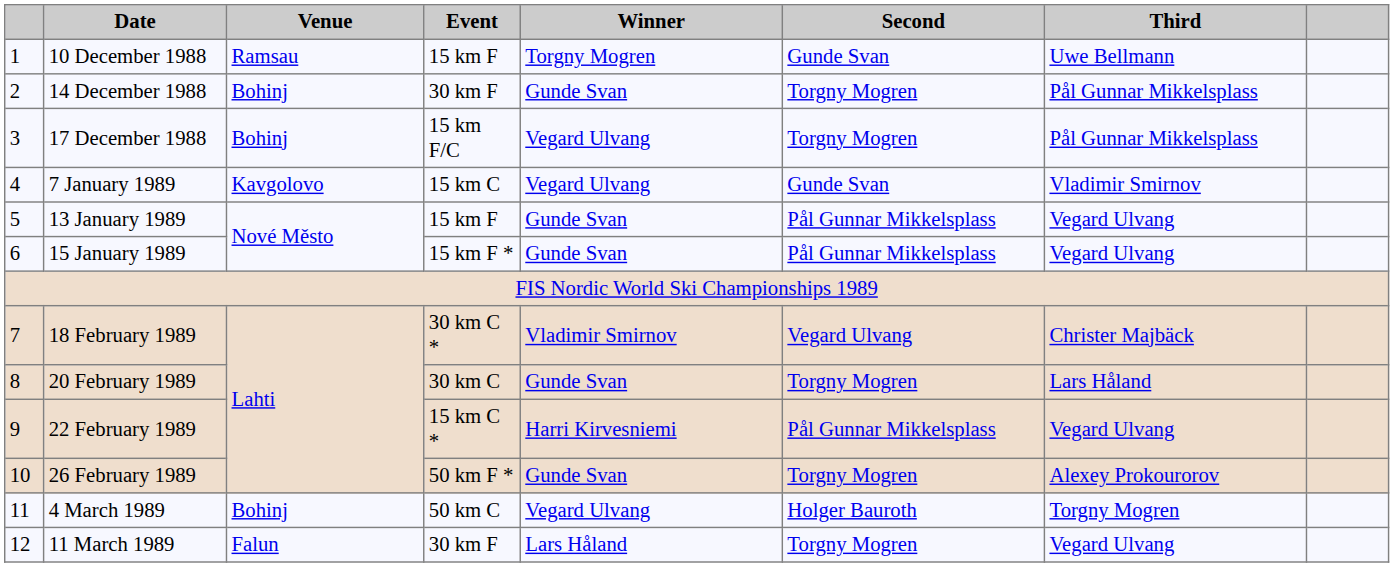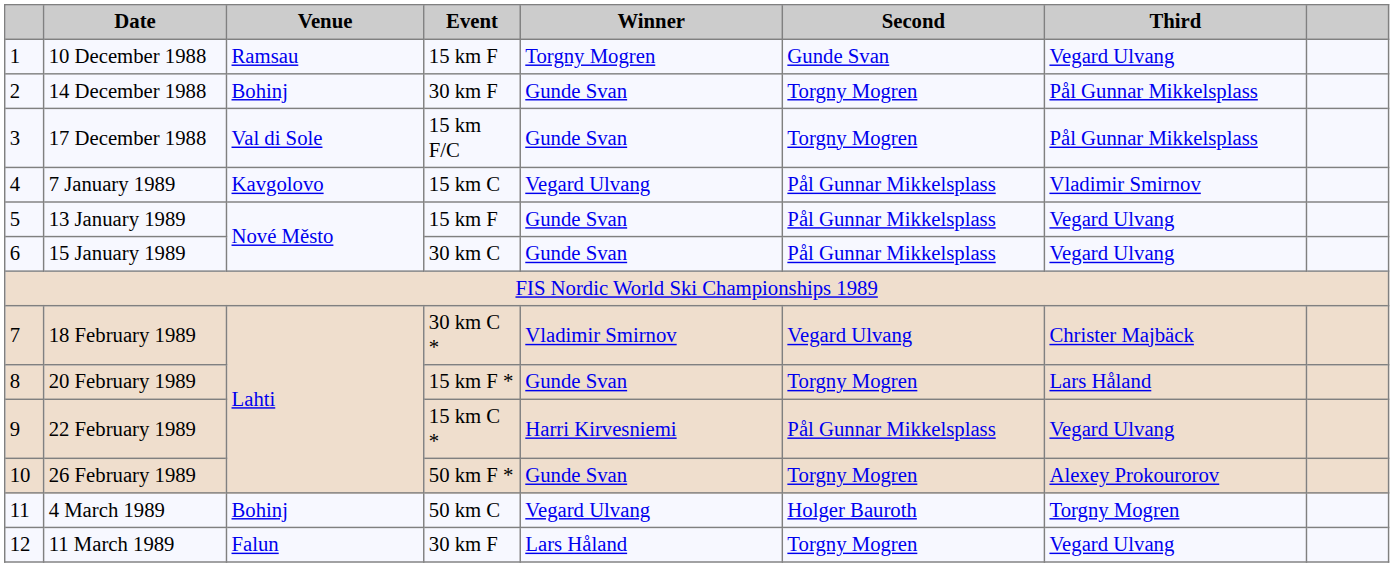(1112, 56) Uwe Bellmann -> (1112, 56) Vegard Ulvang
(260, 137) Bohinj -> (277, 137) Val di Sole
(588, 137) Vegard Ulvang -> (576, 137) Gunde Svan
(838, 184) Gunde Svan -> (892, 184) Pål Gunnar Mikkelsplass
(471, 253) 15 km F * -> (464, 253) 30 km C
(464, 381) 30 km C -> (471, 381) 15 km F *
